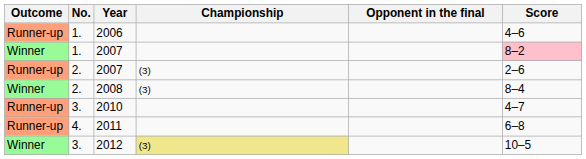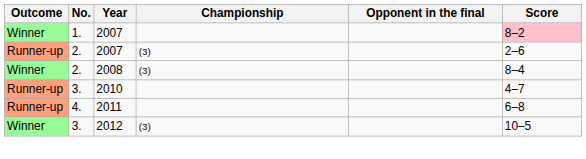- row: (77, 32)
(145, 146) khaki background -> (145, 127) no background
